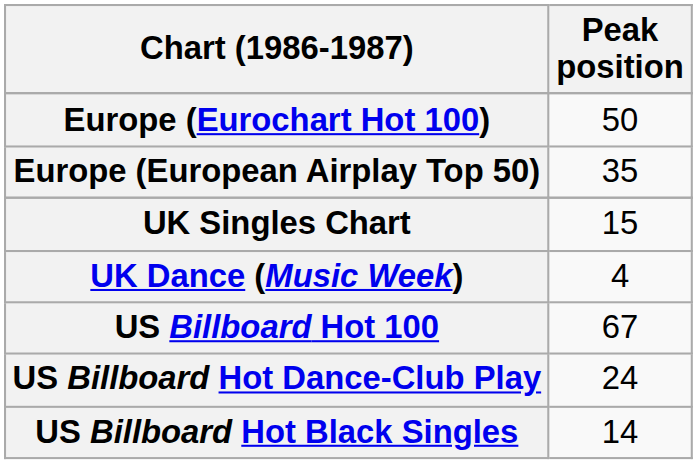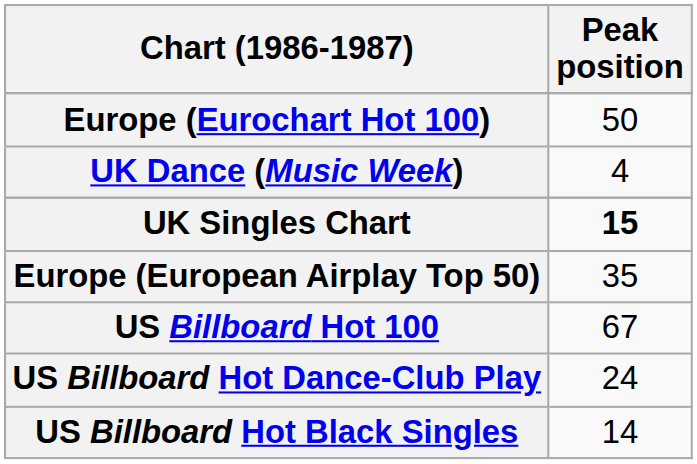rows swapped: (277, 171) <-> (277, 275)
(620, 223) normal -> (620, 223) bold
